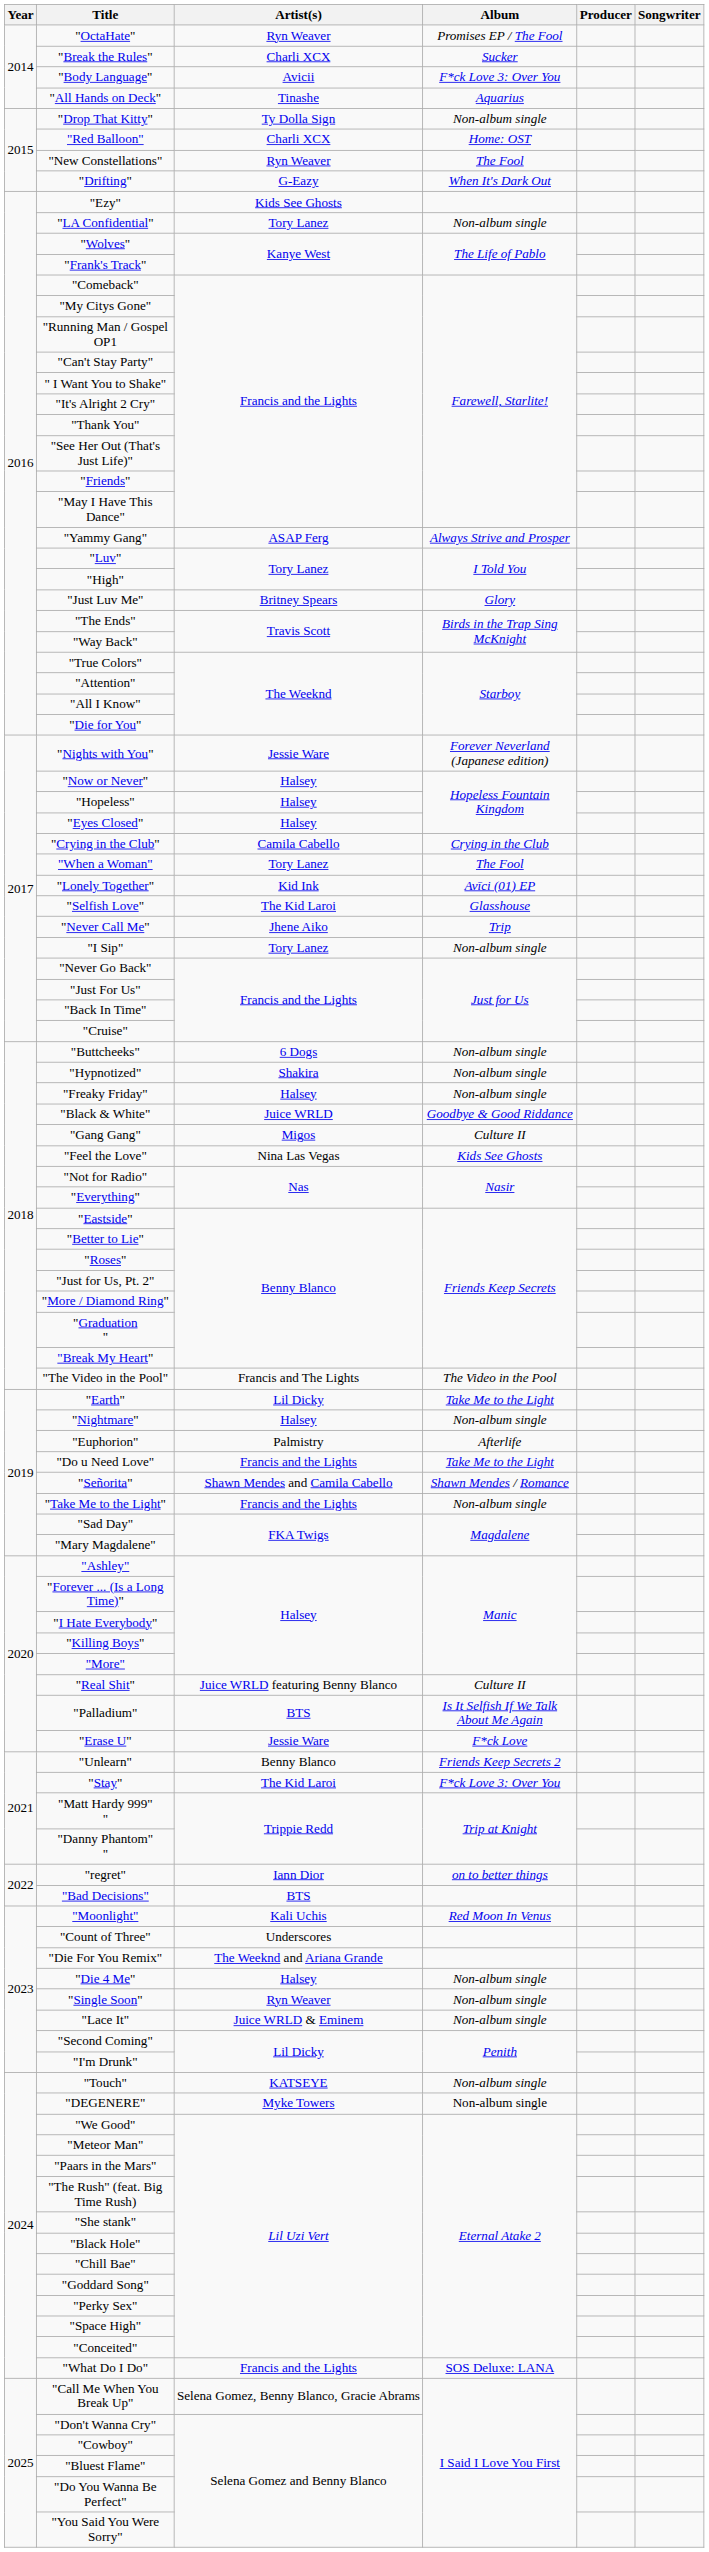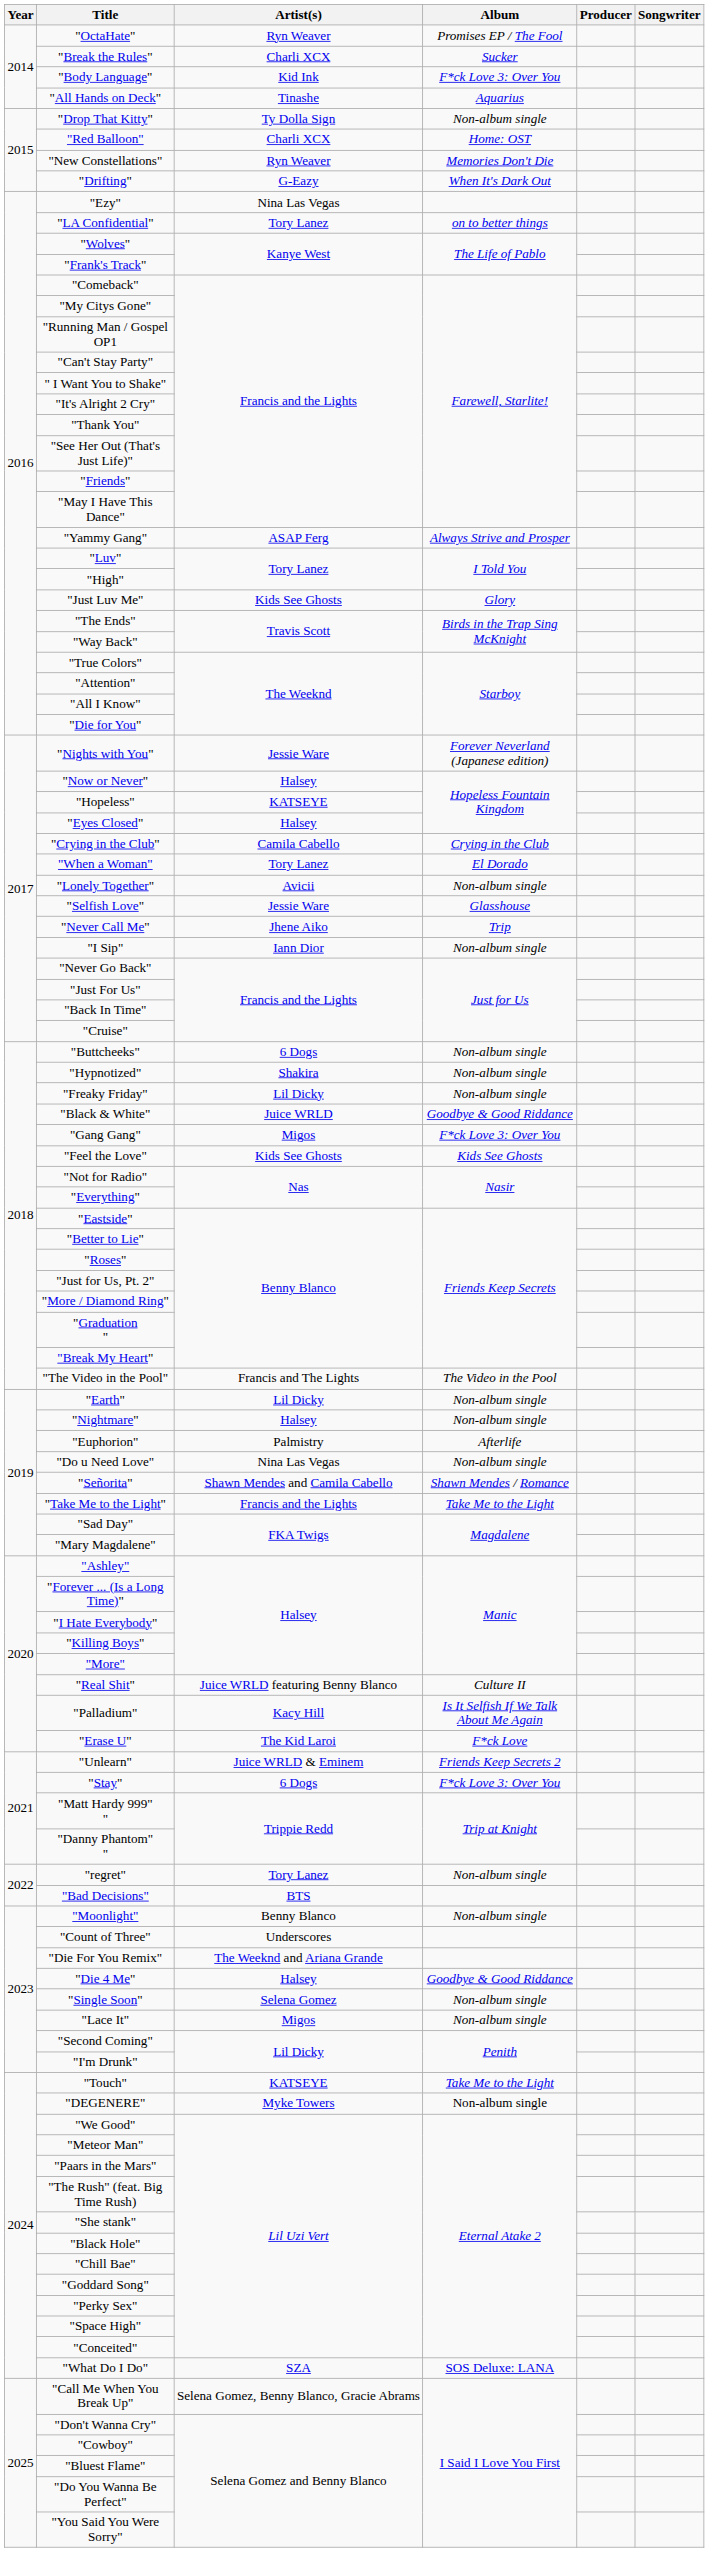(298, 77) Avicii -> (298, 77) Kid Ink
(500, 160) The Fool -> (500, 160) Memories Don't Die
(298, 202) Kids See Ghosts -> (298, 202) Nina Las Vegas
(500, 222) Non-album single -> (500, 222) on to better things
(298, 600) Britney Spears -> (298, 600) Kids See Ghosts
(298, 802) Halsey -> (298, 802) KATSEYE
(500, 864) The Fool -> (500, 864) El Dorado
(298, 885) Kid Ink -> (298, 885) Avicii
(500, 885) Avīci (01) EP -> (500, 885) Non-album single
(298, 906) The Kid Laroi -> (298, 906) Jessie Ware
(298, 947) Tory Lanez -> (298, 947) Iann Dior
(298, 1093) Halsey -> (298, 1093) Lil Dicky
(500, 1135) Culture II -> (500, 1135) F*ck Love 3: Over You
(298, 1155) Nina Las Vegas -> (298, 1155) Kids See Ghosts
(500, 1399) Take Me to the Light -> (500, 1399) Non-album single
(298, 1461) Francis and the Lights -> (298, 1461) Nina Las Vegas
(500, 1461) Take Me to the Light -> (500, 1461) Non-album single
(500, 1503) Non-album single -> (500, 1503) Take Me to the Light
(298, 1713) BTS -> (298, 1713) Kacy Hill
(298, 1741) Jessie Ware -> (298, 1741) The Kid Laroi
(298, 1762) Benny Blanco -> (298, 1762) Juice WRLD & Eminem
(298, 1782) The Kid Laroi -> (298, 1782) 6 Dogs
(298, 1874) Iann Dior -> (298, 1874) Tory Lanez
(500, 1874) on to better things -> (500, 1874) Non-album single
(298, 1916) Kali Uchis -> (298, 1916) Benny Blanco
(500, 1916) Red Moon In Venus -> (500, 1916) Non-album single
(500, 1978) Non-album single -> (500, 1978) Goodbye & Good Riddance
(298, 1999) Ryn Weaver -> (298, 1999) Selena Gomez
(298, 2020) Juice WRLD & Eminem -> (298, 2020) Migos
(500, 2082) Non-album single -> (500, 2082) Take Me to the Light
(298, 2368) Francis and the Lights -> (298, 2368) SZA
